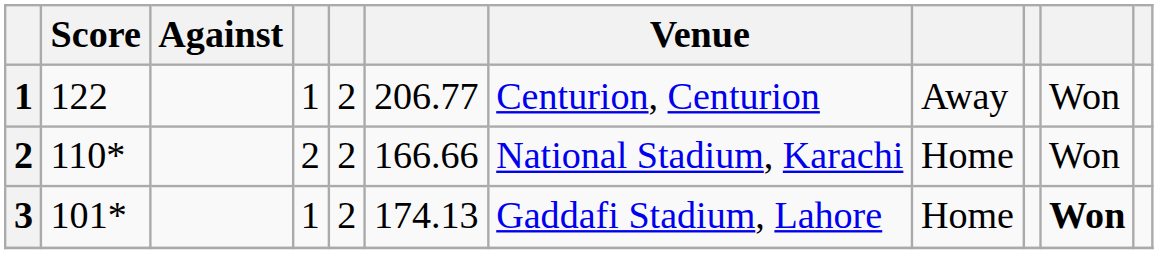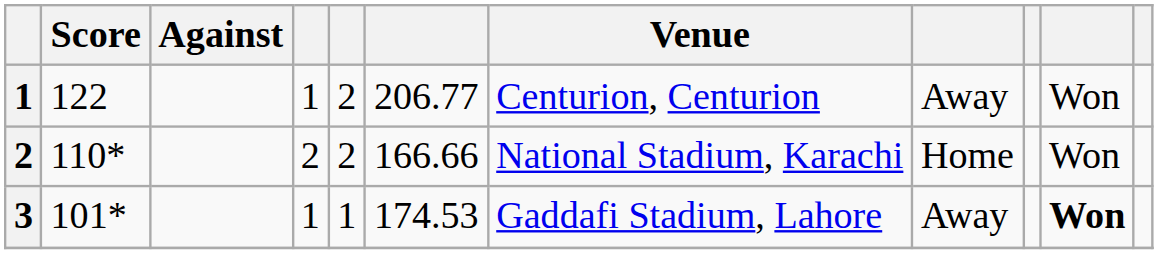(347, 215) 2 -> (347, 215) 1
(426, 215) 174.13 -> (426, 215) 174.53
(967, 215) Home -> (965, 215) Away
